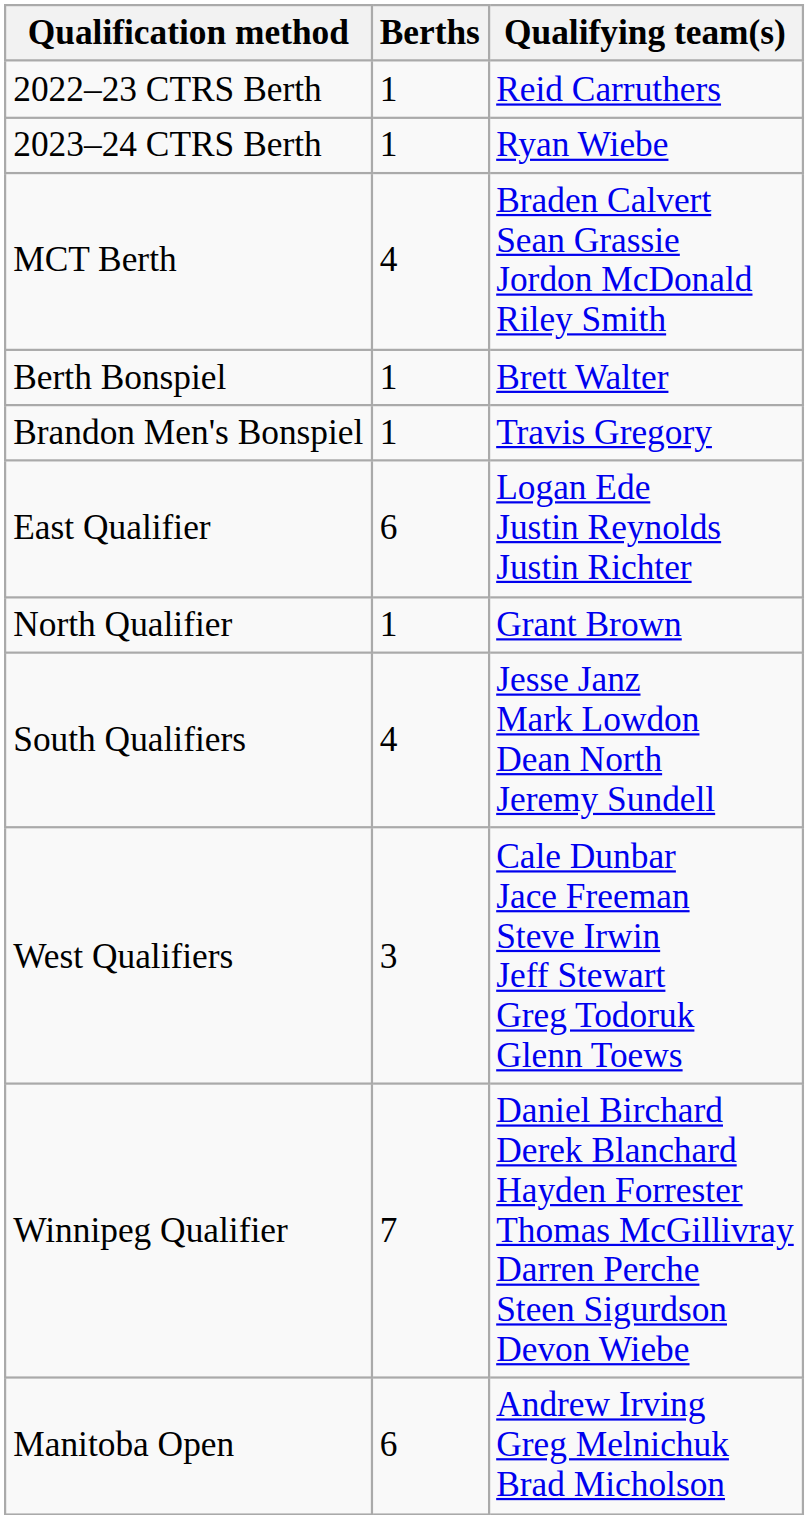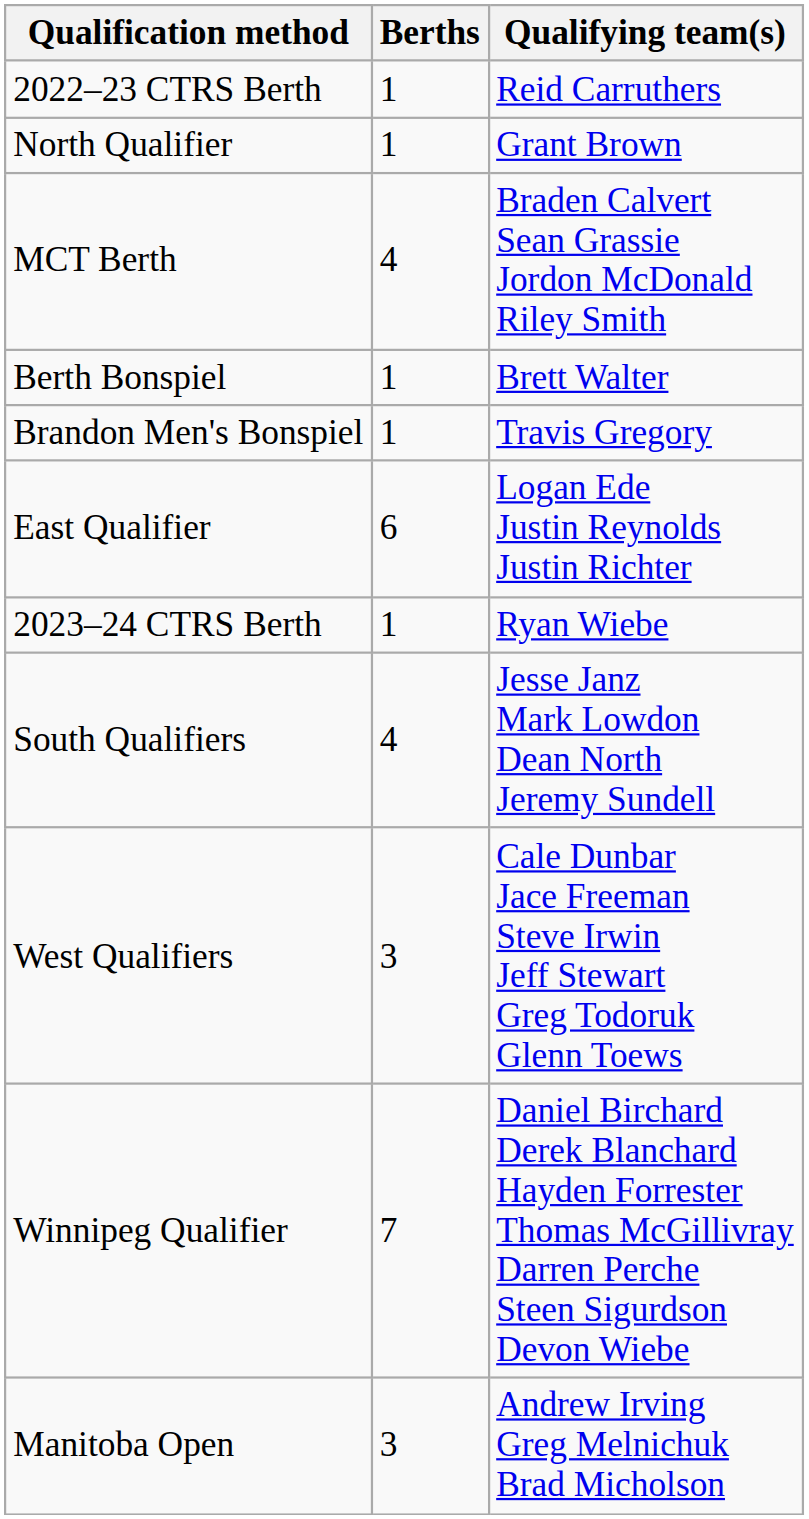rows swapped: (167, 144) <-> (123, 623)
(389, 1445) 6 -> (389, 1445) 3
